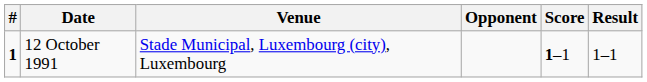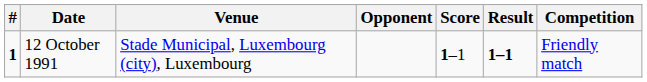+ column: (590, 17)
(605, 53) normal -> (500, 53) bold
